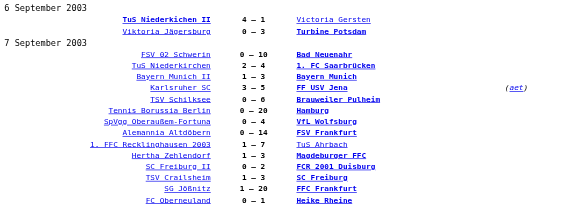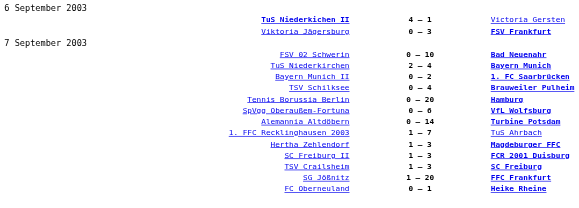(331, 31) Turbine Potsdam -> (521, 31) FSV Frankfurt
(336, 65) 1. FC Saarbrücken -> (521, 65) Bayern Munich
(254, 77) 1 – 3 -> (420, 77) 0 – 2
(327, 77) Bayern Munich -> (530, 77) 1. FC Saarbrücken
- row: (181, 88)
(254, 99) 0 – 6 -> (420, 88) 0 – 4
(254, 121) 0 – 4 -> (420, 110) 0 – 6
(327, 133) FSV Frankfurt -> (526, 121) Turbine Potsdam
(254, 166) 0 – 2 -> (420, 155) 1 – 3
